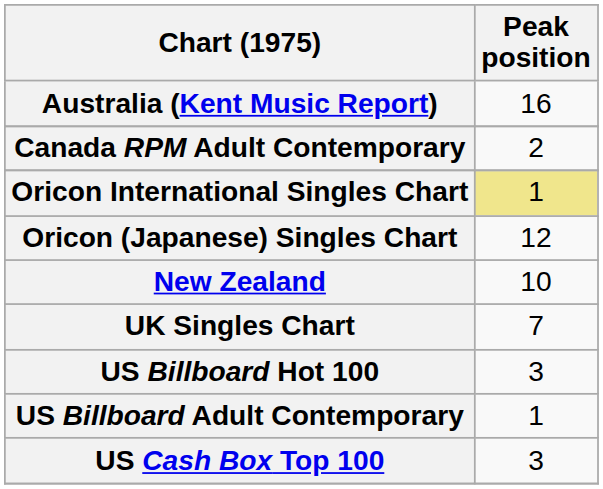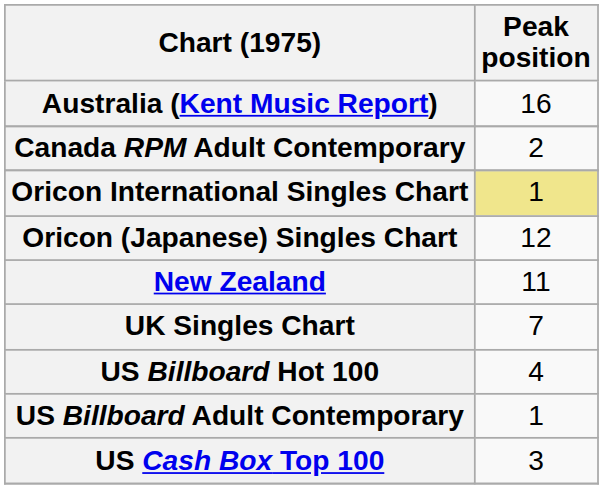(536, 281) 10 -> (536, 281) 11
(536, 371) 3 -> (536, 371) 4
